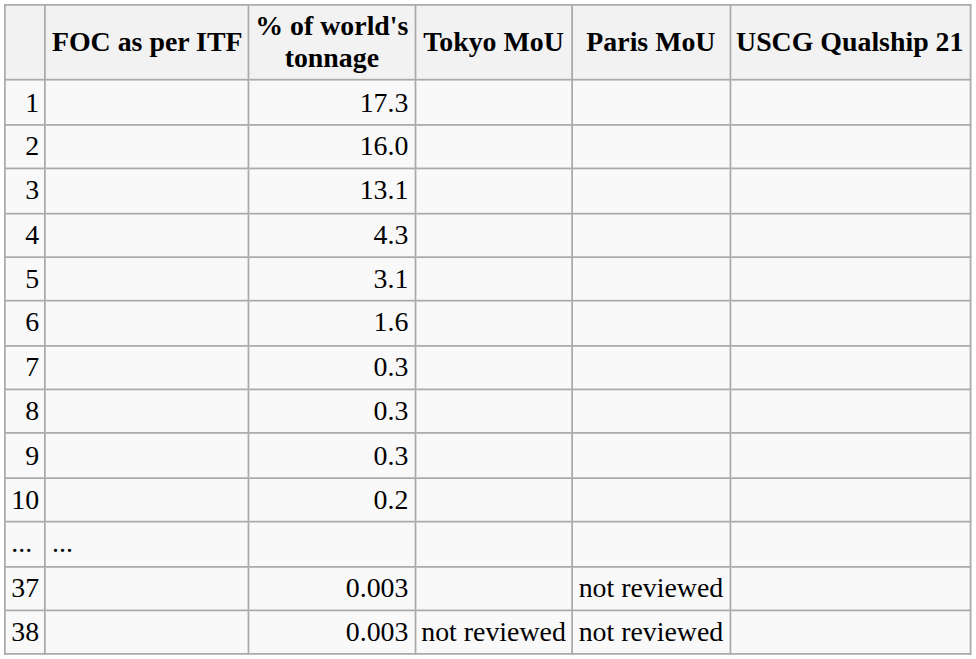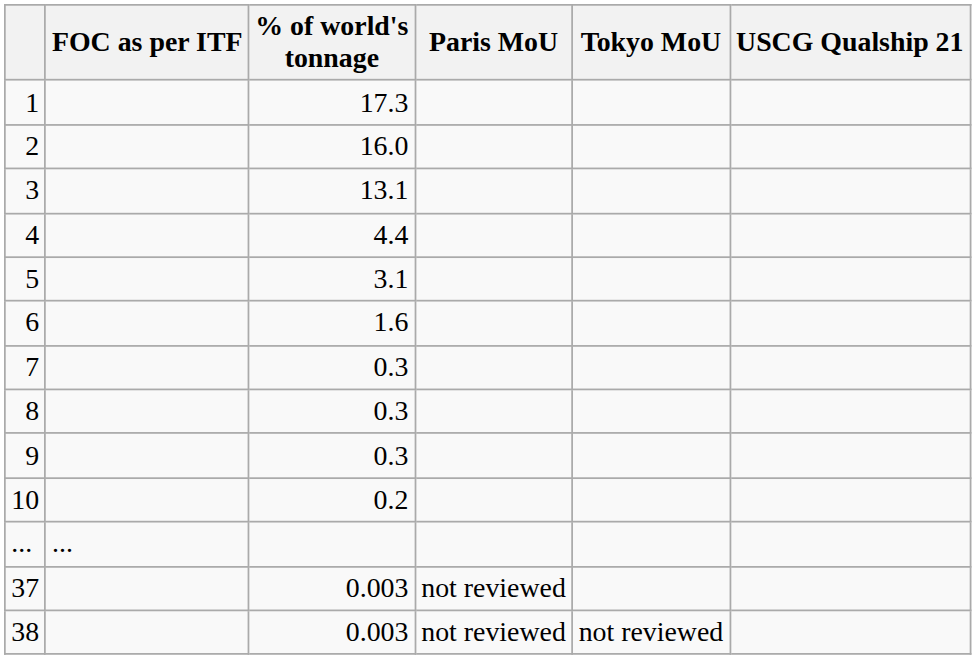columns swapped: (651, 42) <-> (494, 42)
(391, 234) 4.3 -> (391, 234) 4.4
